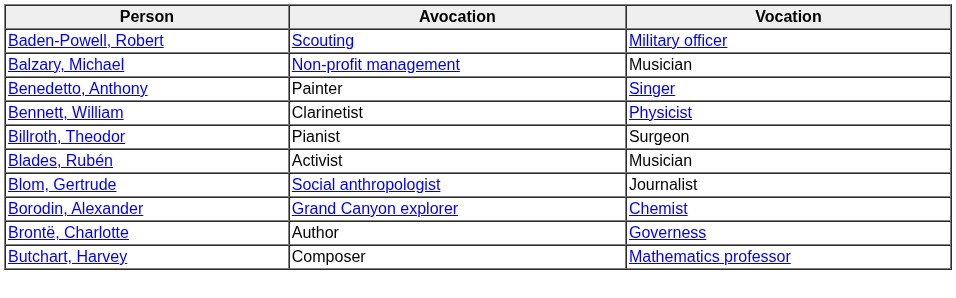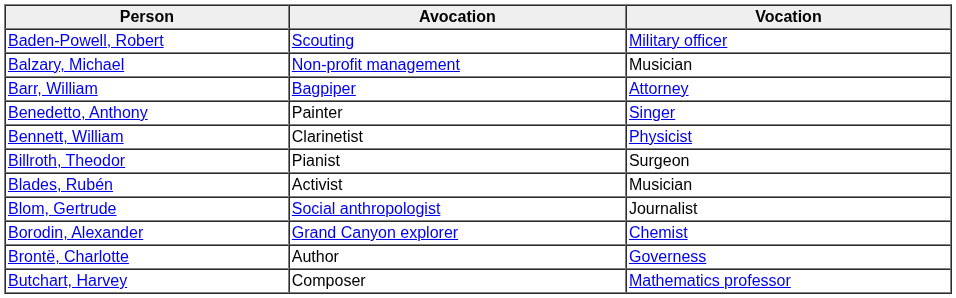+ row: (53, 88)
